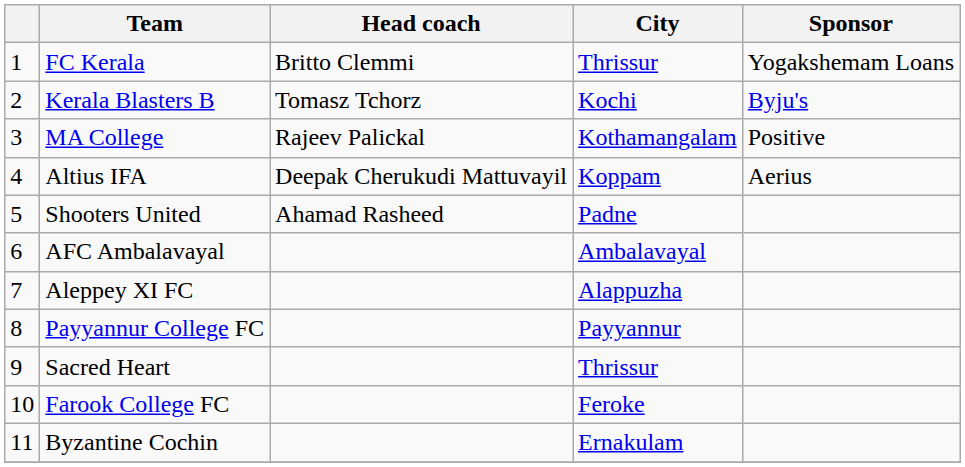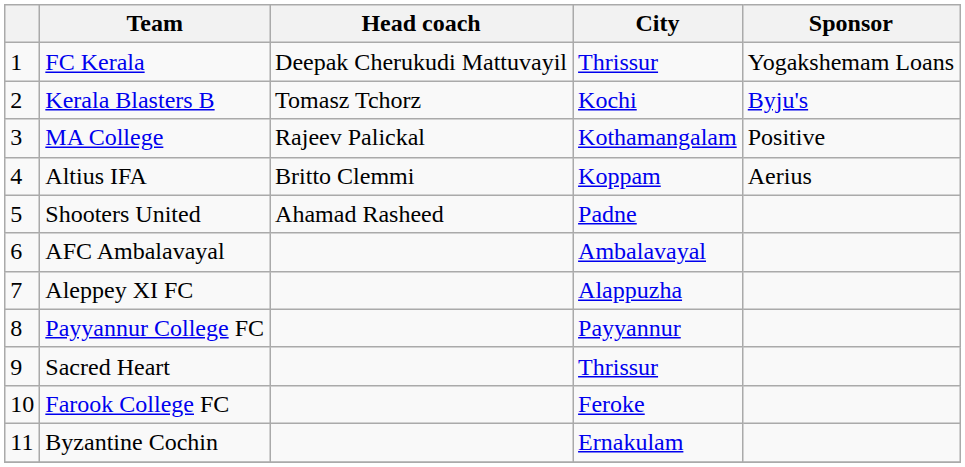(345, 61) Britto Clemmi -> (421, 61) Deepak Cherukudi Mattuvayil
(421, 175) Deepak Cherukudi Mattuvayil -> (345, 175) Britto Clemmi
